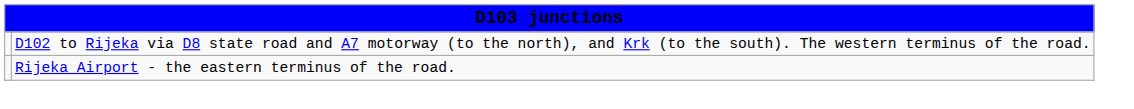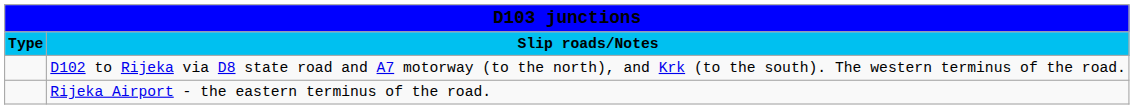+ row: (588, 44)
